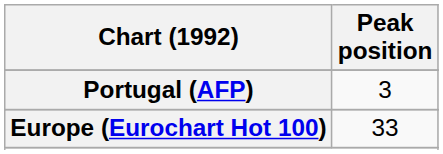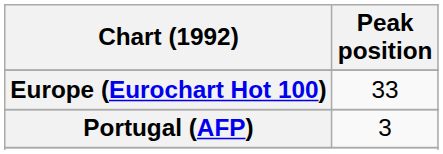rows swapped: (168, 128) <-> (168, 89)
